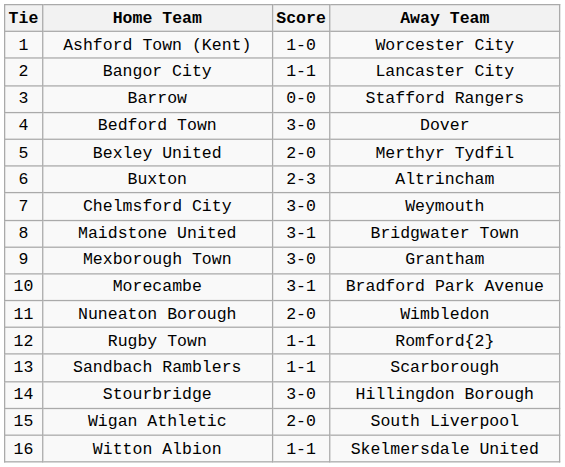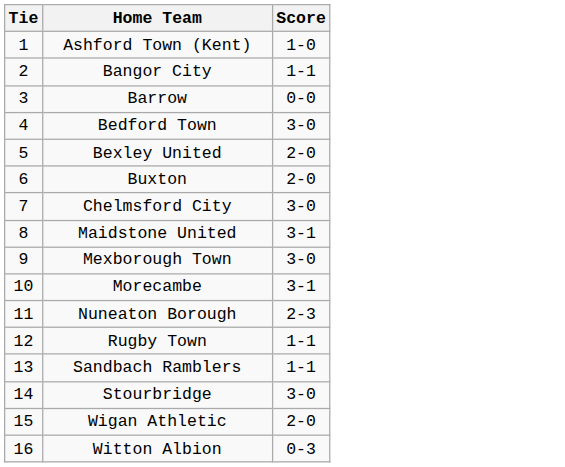- column: (445, 18)
(301, 180) 2-3 -> (301, 180) 2-0
(301, 314) 2-0 -> (301, 314) 2-3
(301, 449) 1-1 -> (301, 449) 0-3
